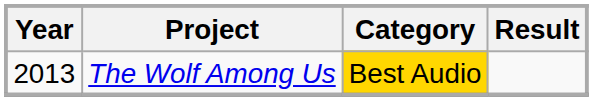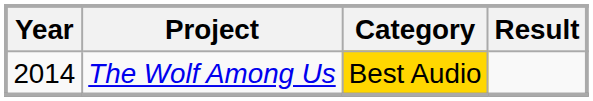(44, 73) 2013 -> (44, 73) 2014
